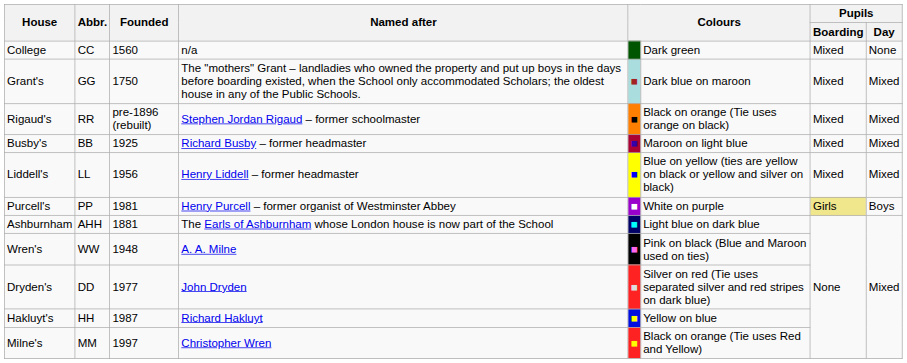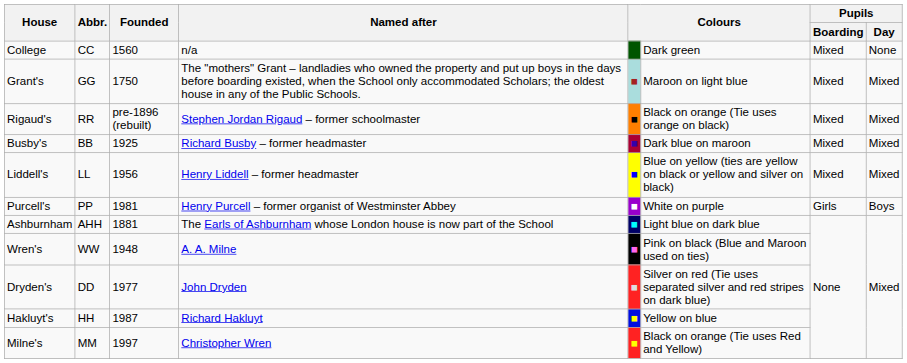(697, 81) Dark blue on maroon -> (695, 81) Maroon on light blue
(695, 143) Maroon on light blue -> (697, 143) Dark blue on maroon
(825, 206) khaki background -> (825, 206) no background
